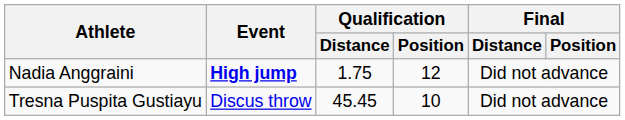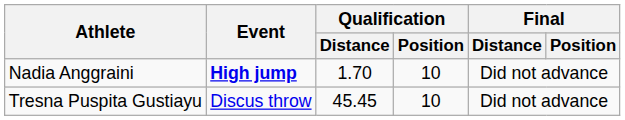(355, 73) 1.75 -> (355, 73) 1.70
(431, 73) 12 -> (431, 73) 10
